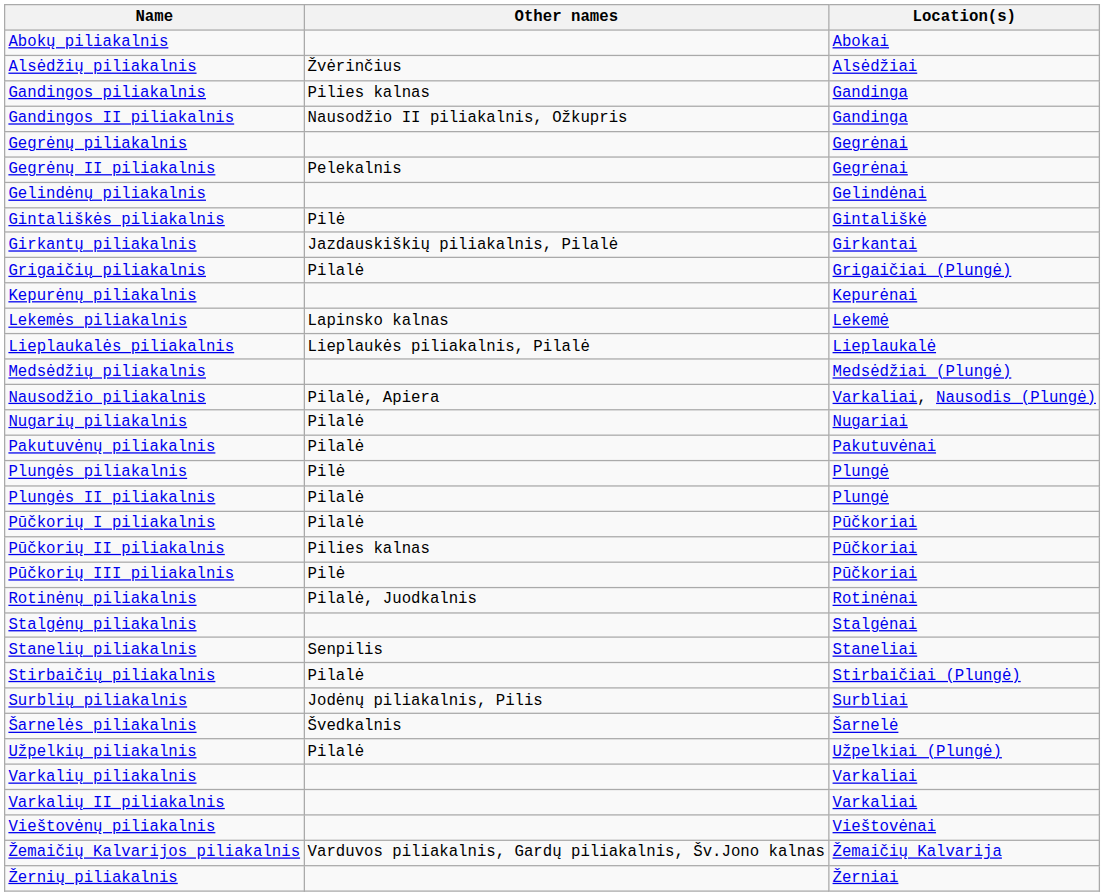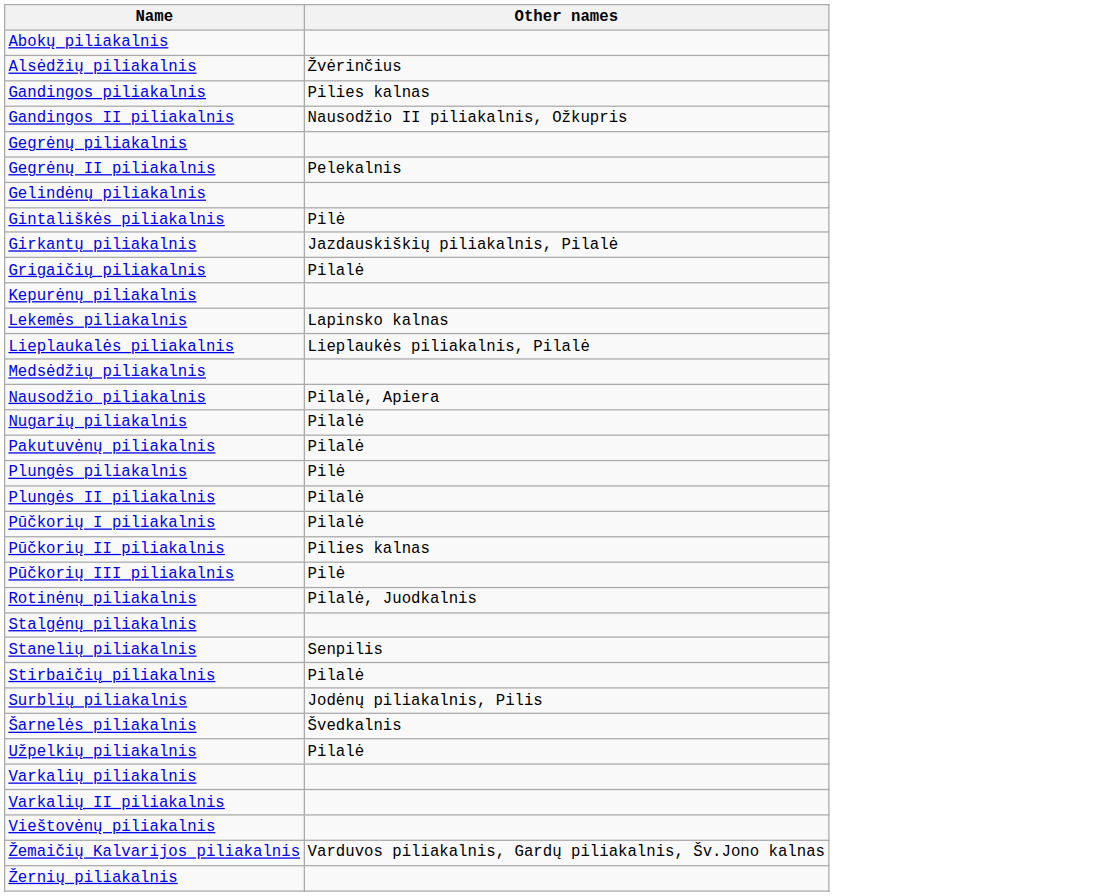- column: (964, 18)
